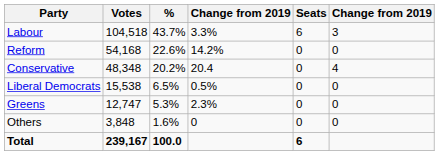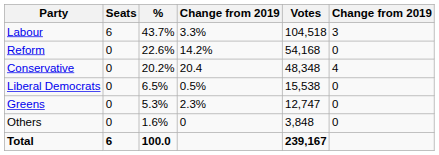columns swapped: (127, 13) <-> (311, 13)
